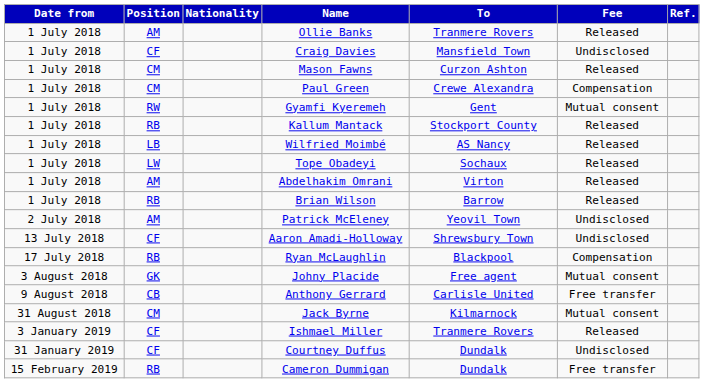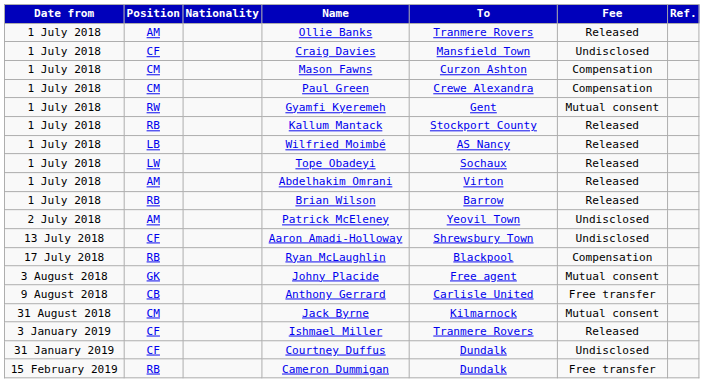(612, 70) Released -> (612, 70) Compensation
